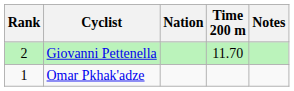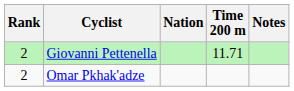(228, 53) 11.70 -> (228, 53) 11.71
(24, 75) 1 -> (24, 75) 2
